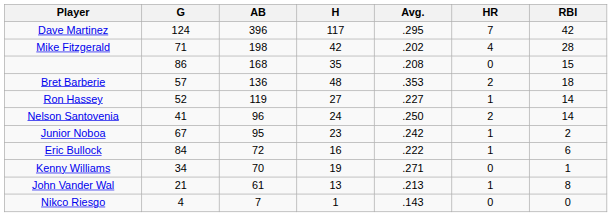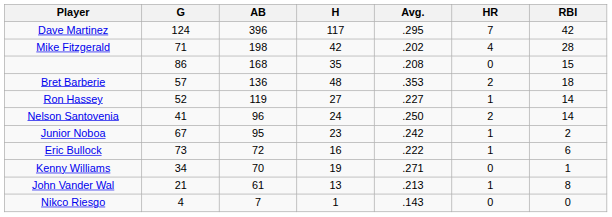(181, 151) 84 -> (181, 151) 73
